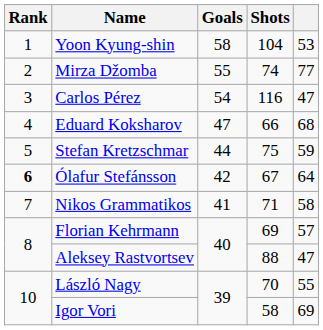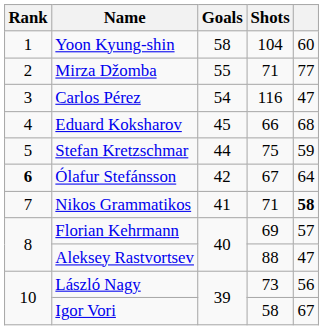(306, 44) 53 -> (306, 44) 60
(270, 71) 74 -> (270, 71) 71
(222, 124) 47 -> (222, 124) 45
(306, 204) normal -> (306, 204) bold
(270, 284) 70 -> (270, 284) 73
(306, 284) 55 -> (306, 284) 56
(306, 310) 69 -> (306, 310) 67
